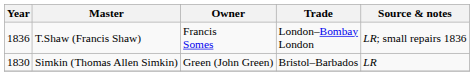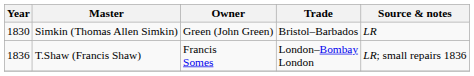rows swapped: (106, 62) <-> (88, 37)
